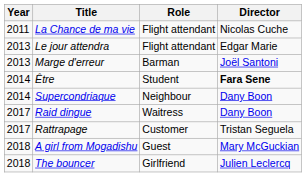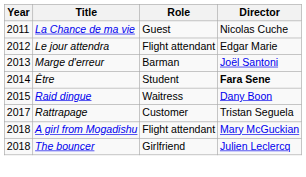(179, 29) Flight attendant -> (156, 29) Guest
(19, 46) 2013 -> (19, 46) 2012
- row: (75, 96)
(19, 113) 2017 -> (19, 96) 2015
(156, 146) Guest -> (179, 130) Flight attendant
